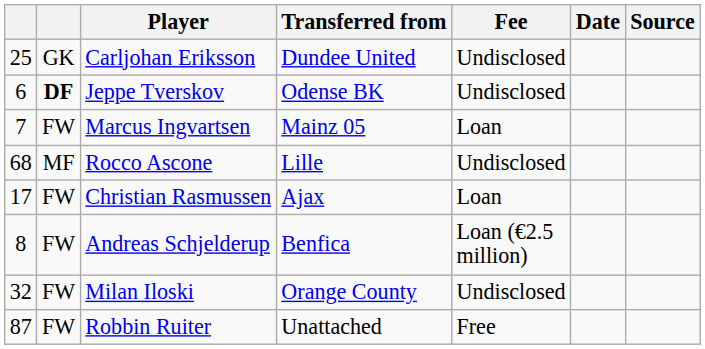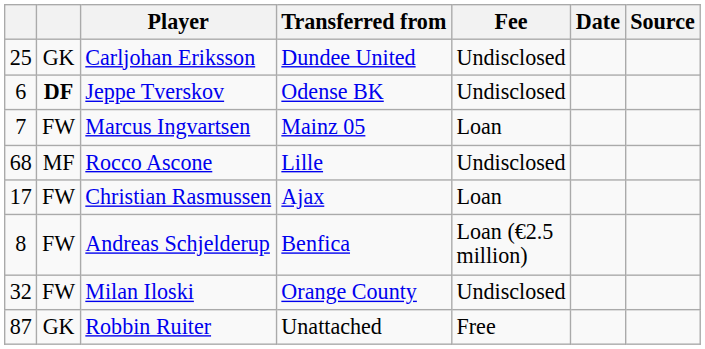(59, 326) FW -> (59, 326) GK
